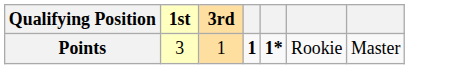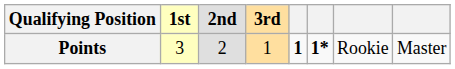+ column: (222, 18)
